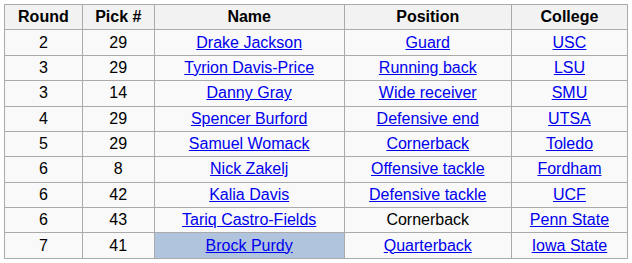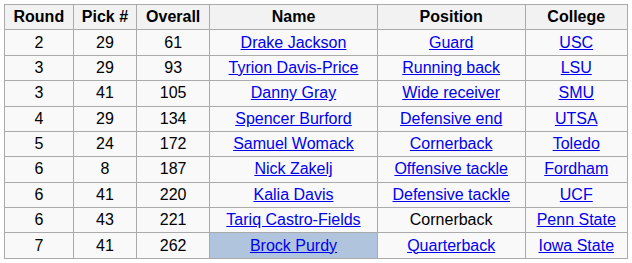+ column: (173, 17)
(118, 93) 14 -> (105, 93) 41
(118, 144) 29 -> (105, 144) 24
(118, 194) 42 -> (105, 194) 41
